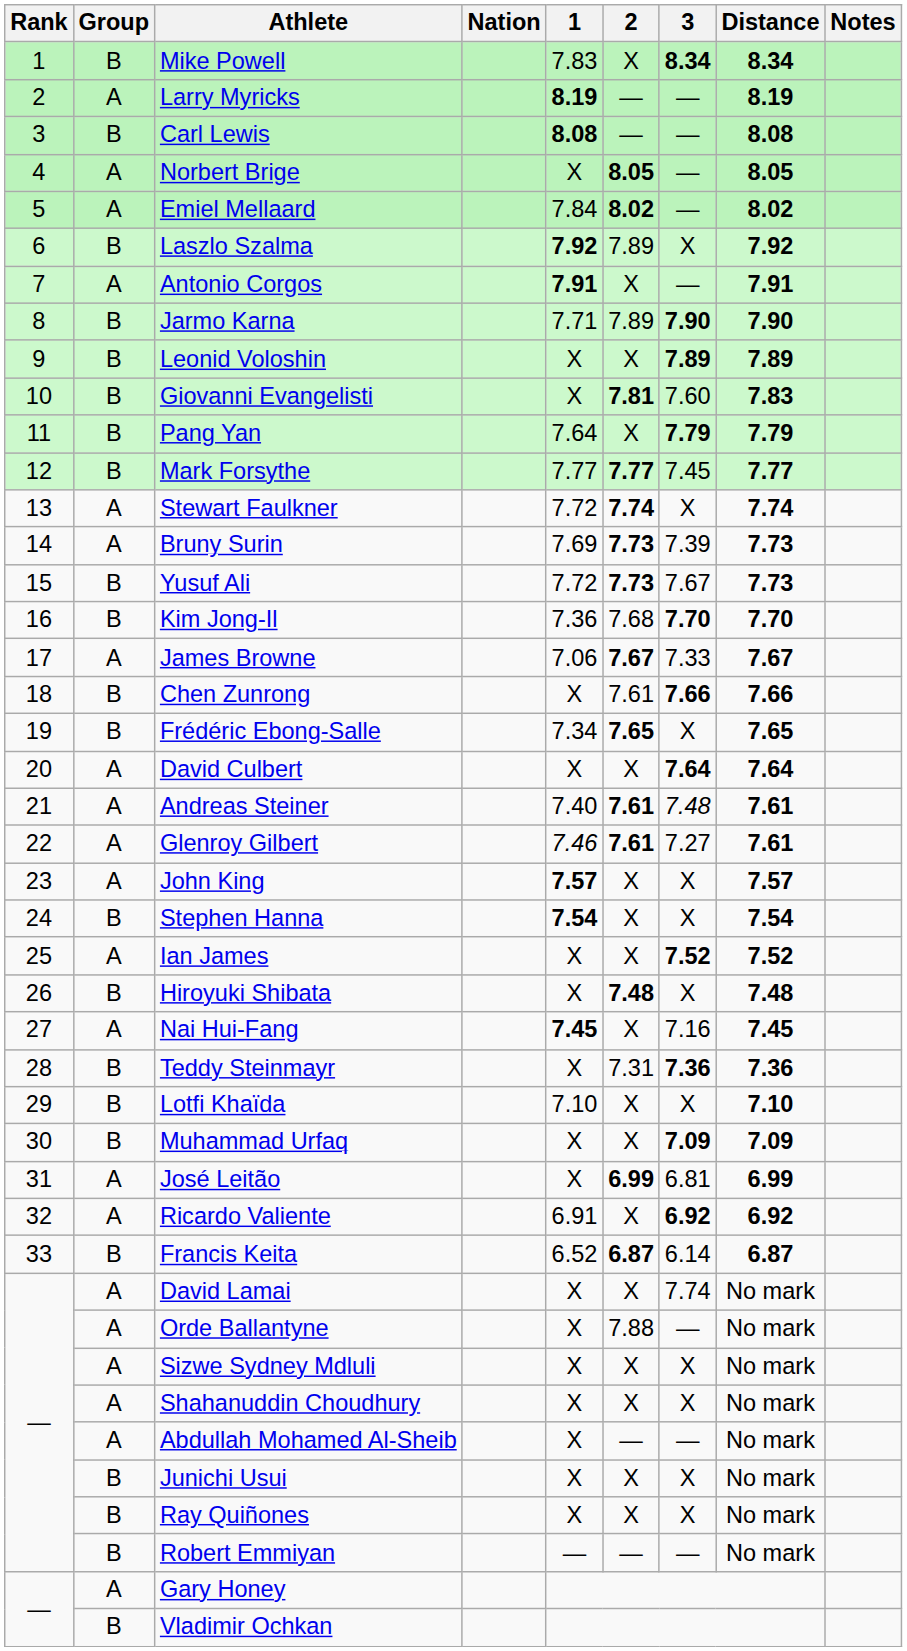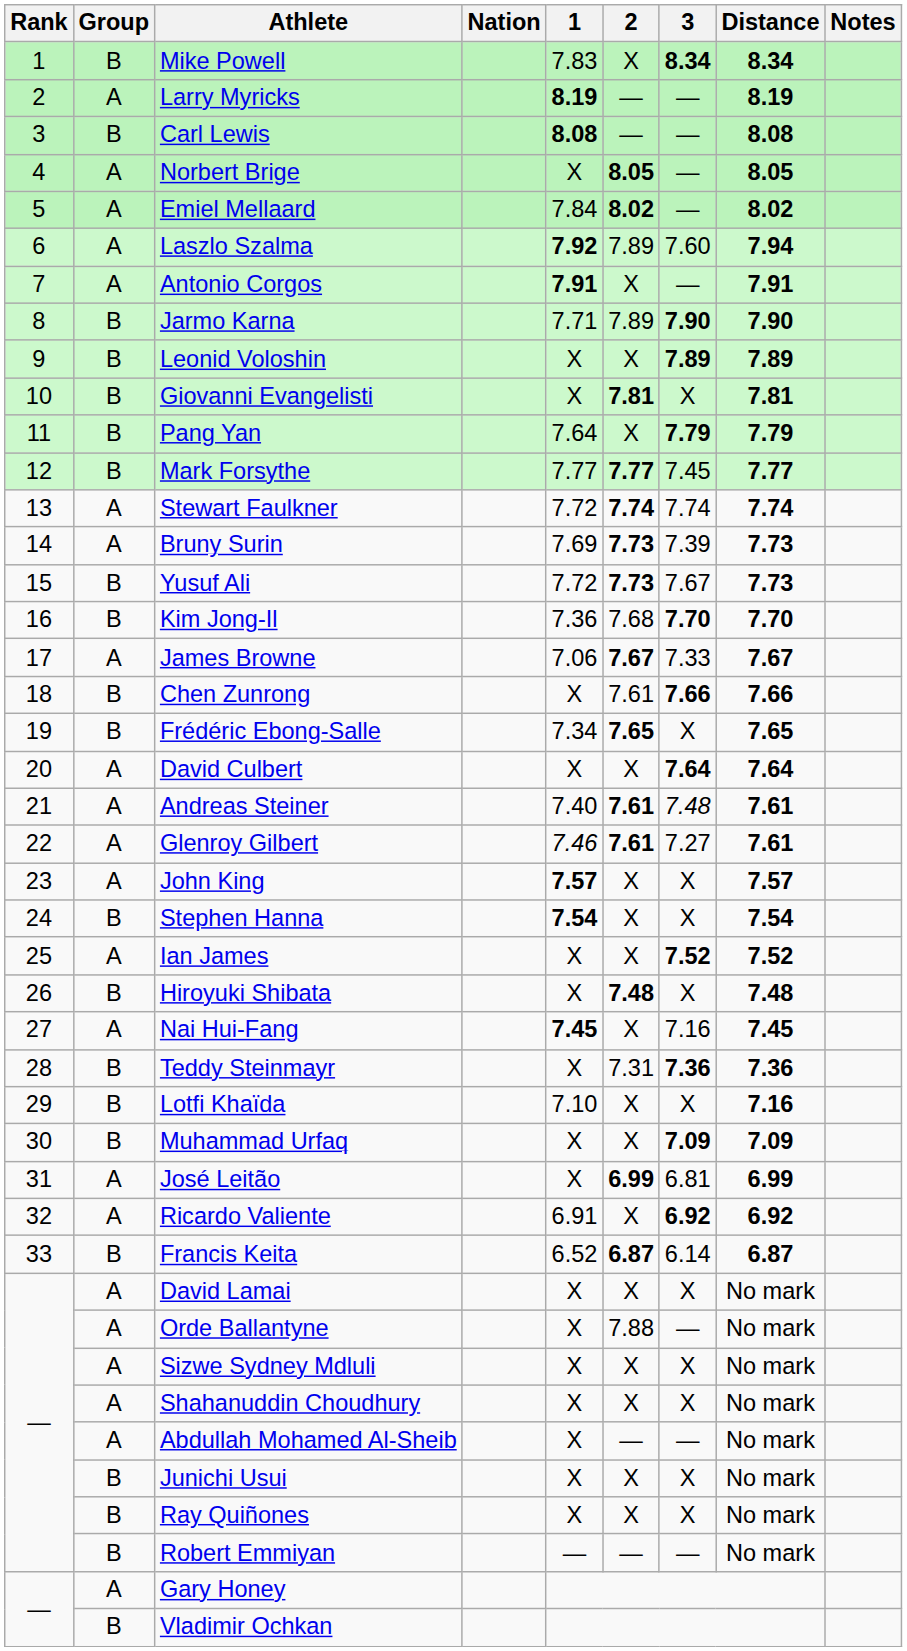(114, 246) B -> (114, 246) A
(688, 246) X -> (688, 246) 7.60
(770, 246) 7.92 -> (770, 246) 7.94
(688, 396) 7.60 -> (688, 396) X
(770, 396) 7.83 -> (770, 396) 7.81
(688, 508) X -> (688, 508) 7.74
(770, 1104) 7.10 -> (770, 1104) 7.16
(688, 1291) 7.74 -> (688, 1291) X
